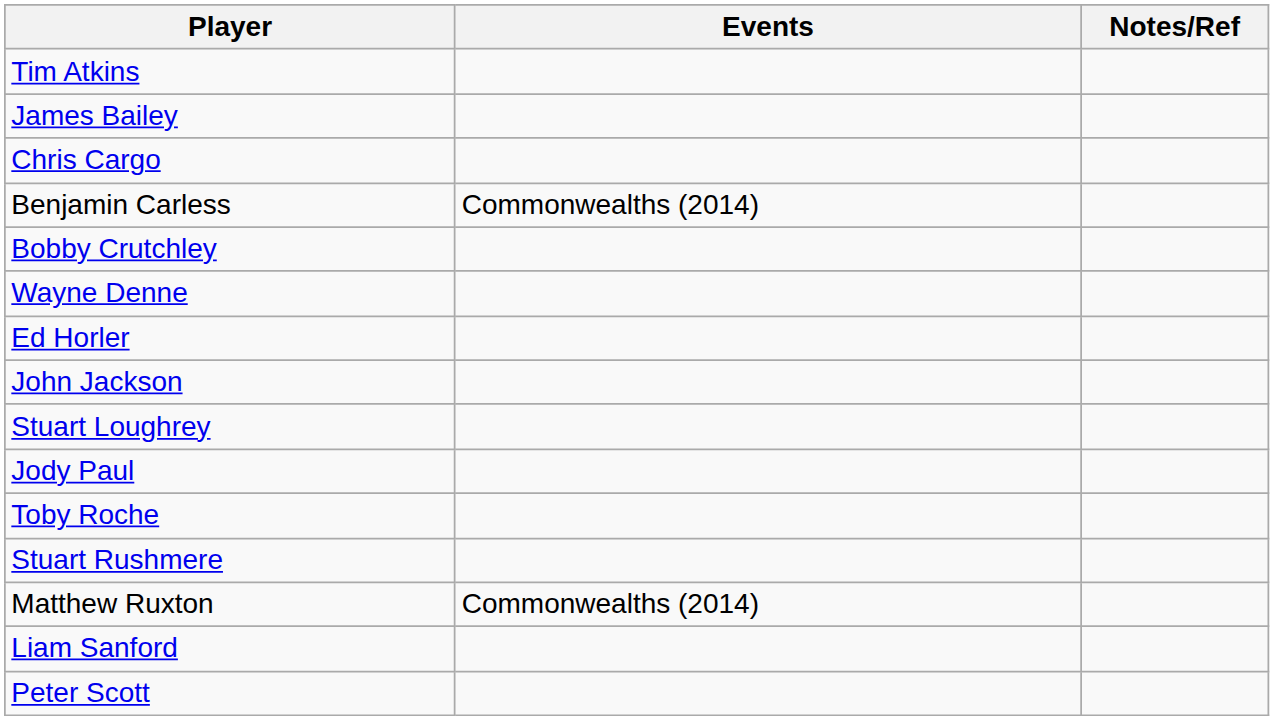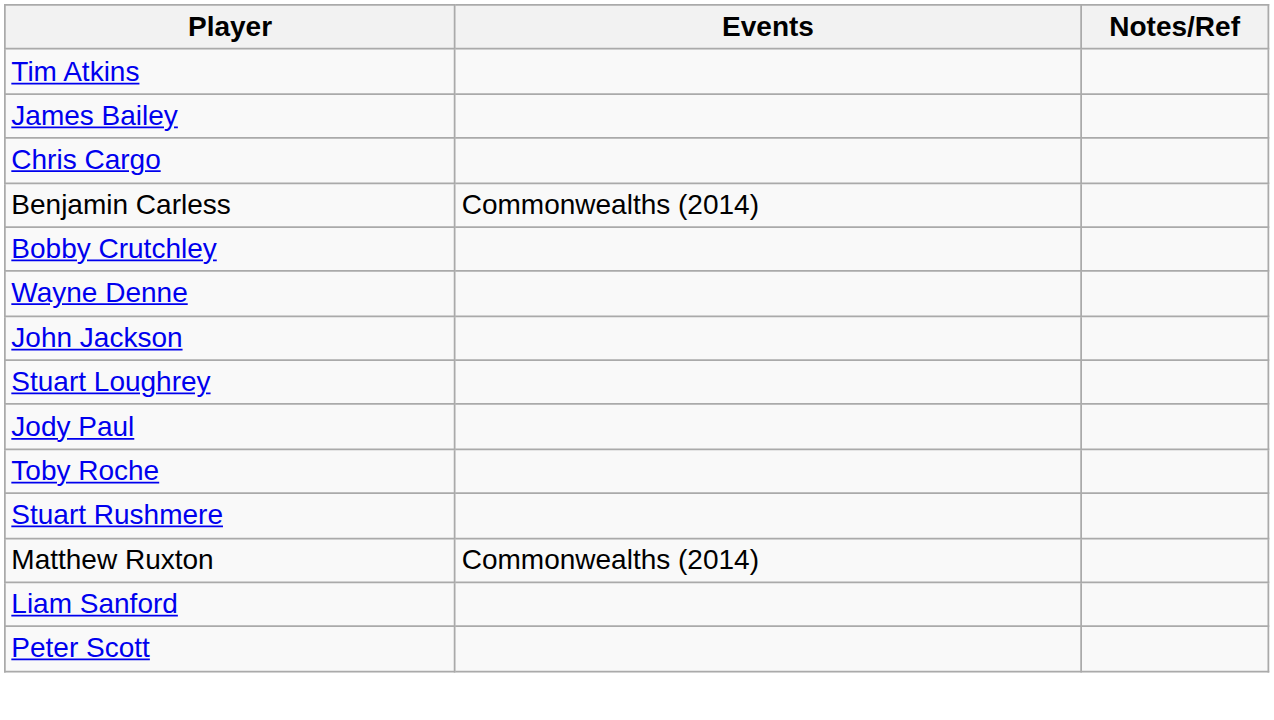- row: (70, 337)
